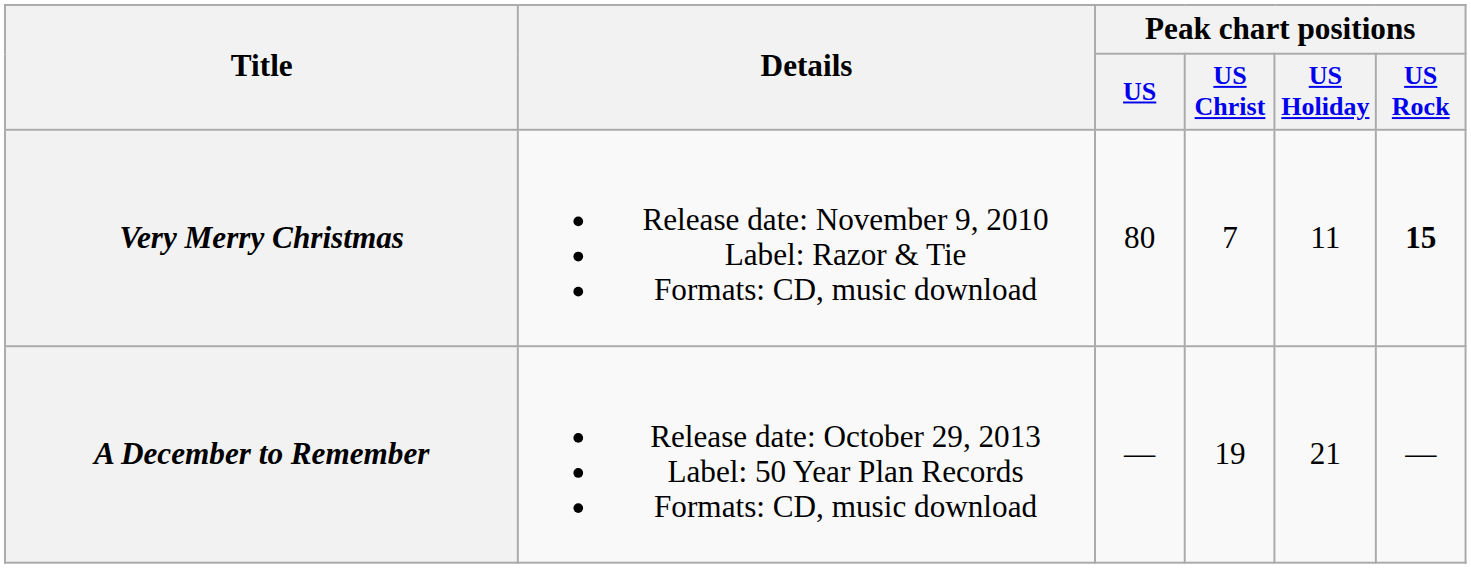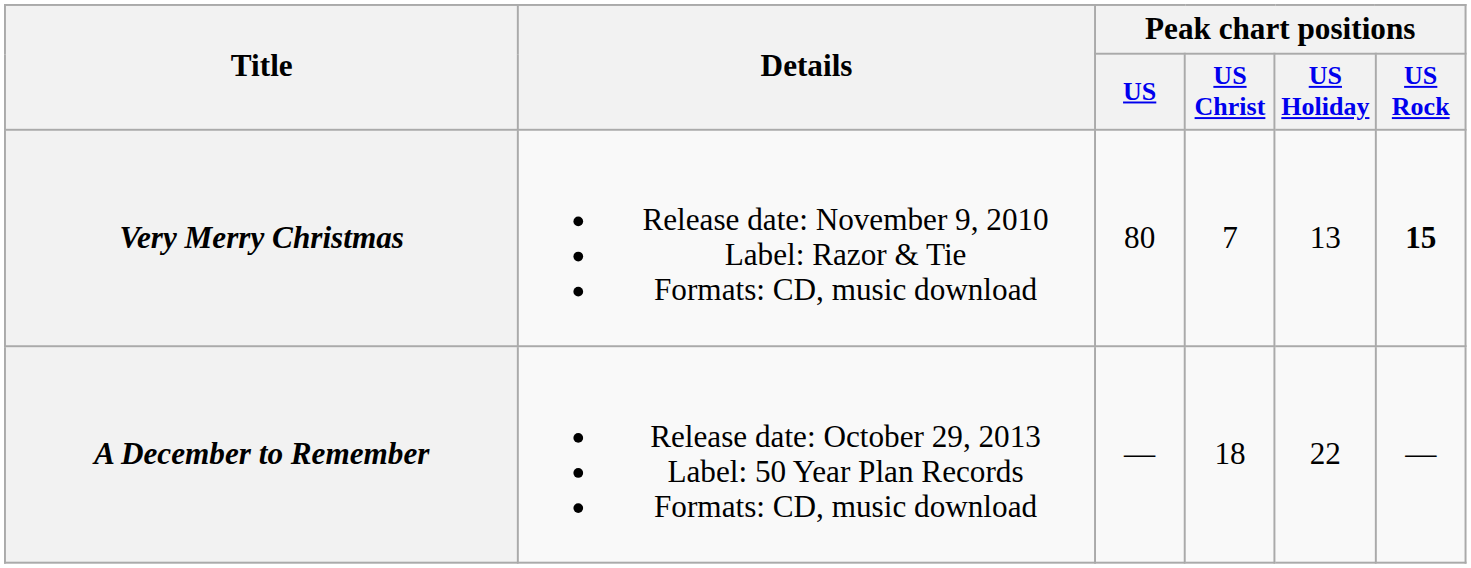(1325, 237) 11 -> (1325, 237) 13
(1230, 454) 19 -> (1230, 454) 18
(1325, 454) 21 -> (1325, 454) 22
